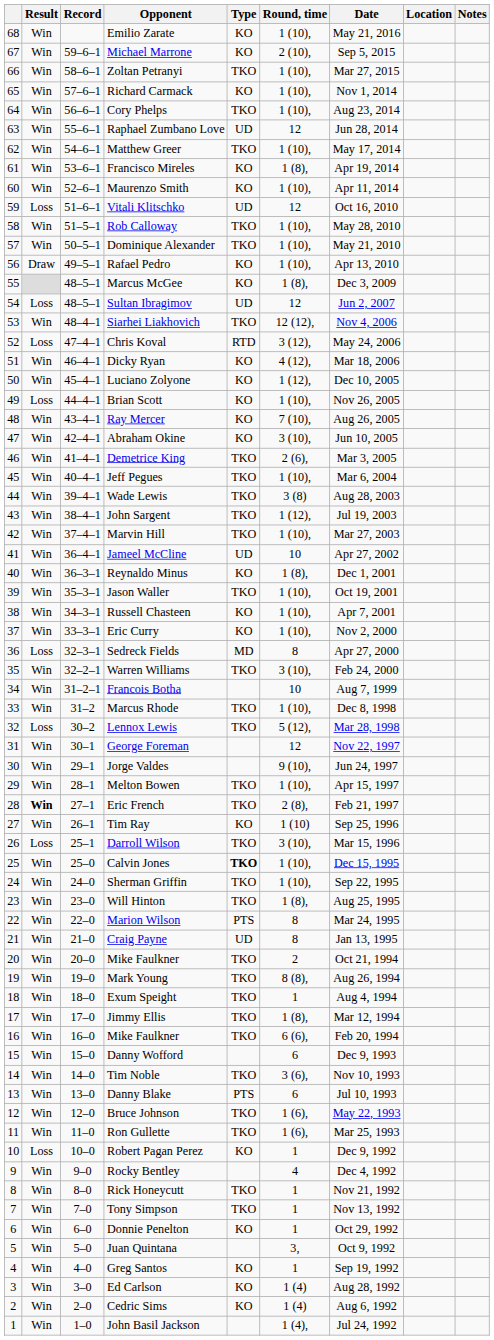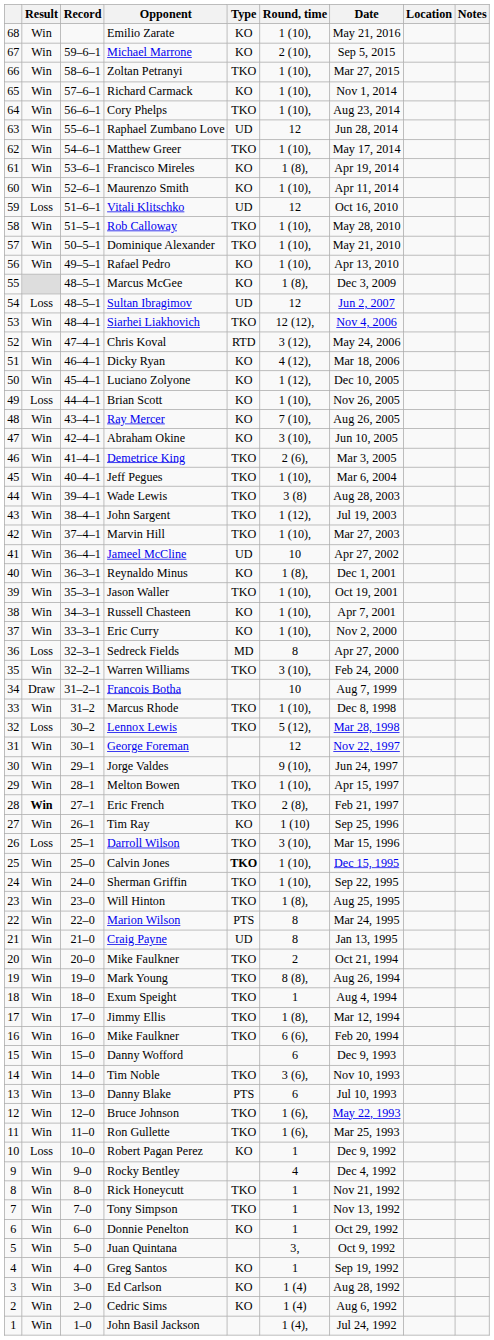(41, 264) Draw -> (42, 264) Win
(41, 341) Loss -> (42, 341) Win
(42, 689) Win -> (41, 689) Draw
